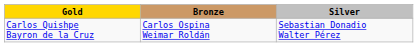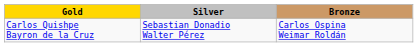columns swapped: (345, 11) <-> (208, 11)
